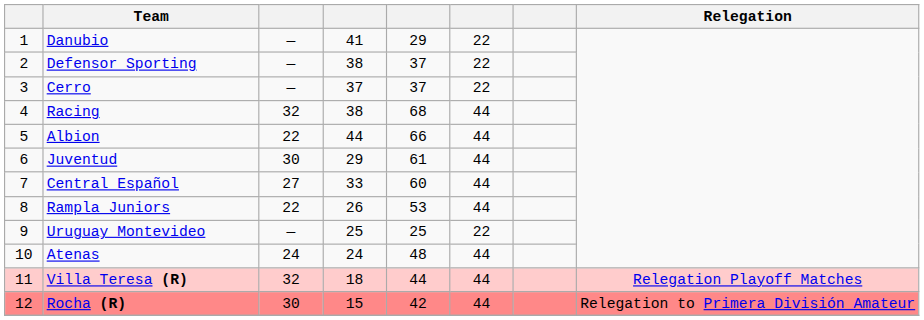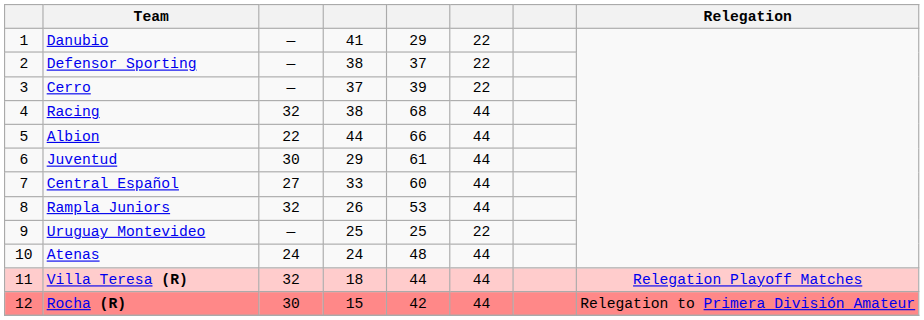(418, 88) 37 -> (418, 88) 39
(291, 208) 22 -> (291, 208) 32
